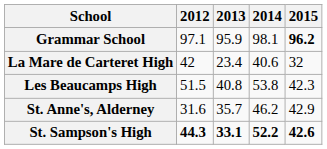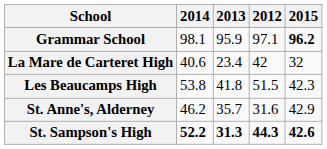columns swapped: (195, 16) <-> (267, 16)
(229, 86) 40.8 -> (229, 86) 41.8
(229, 132) 33.1 -> (229, 132) 31.3
